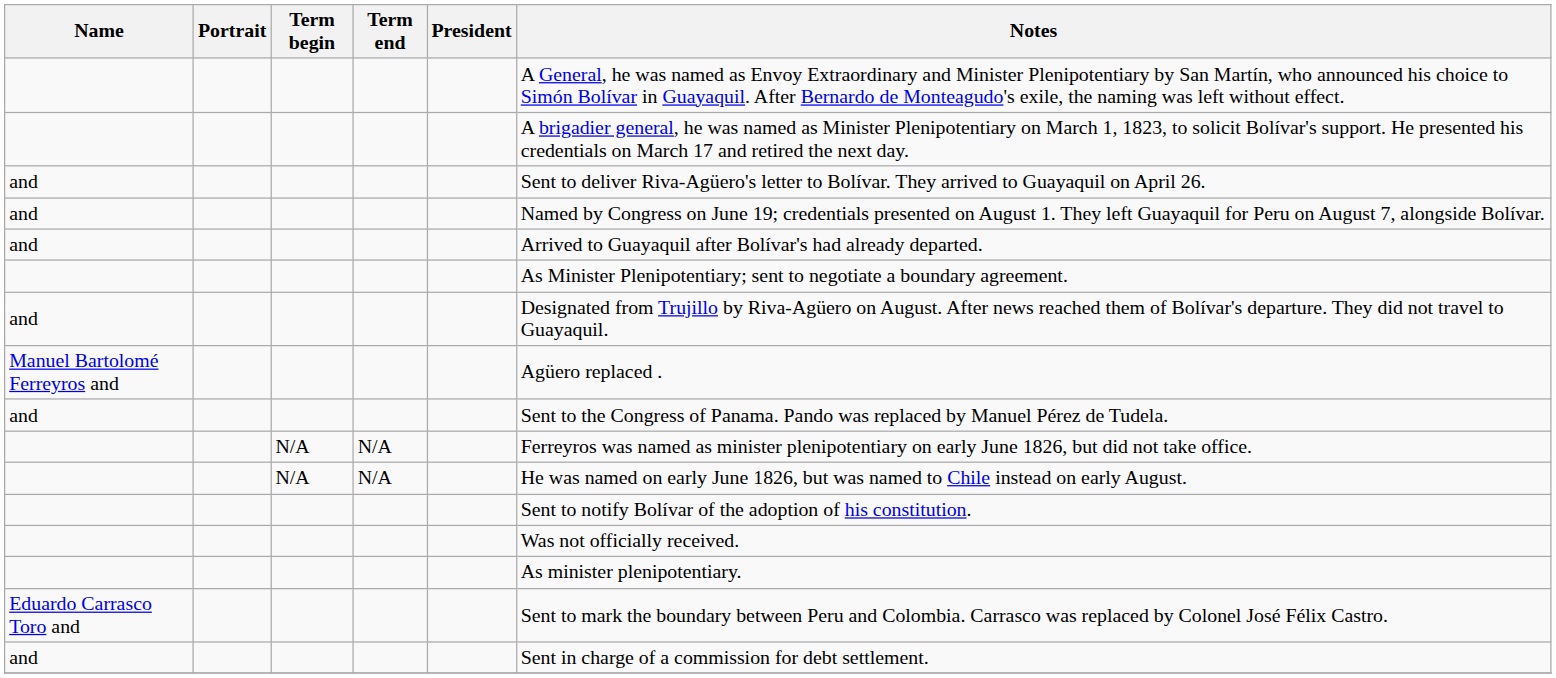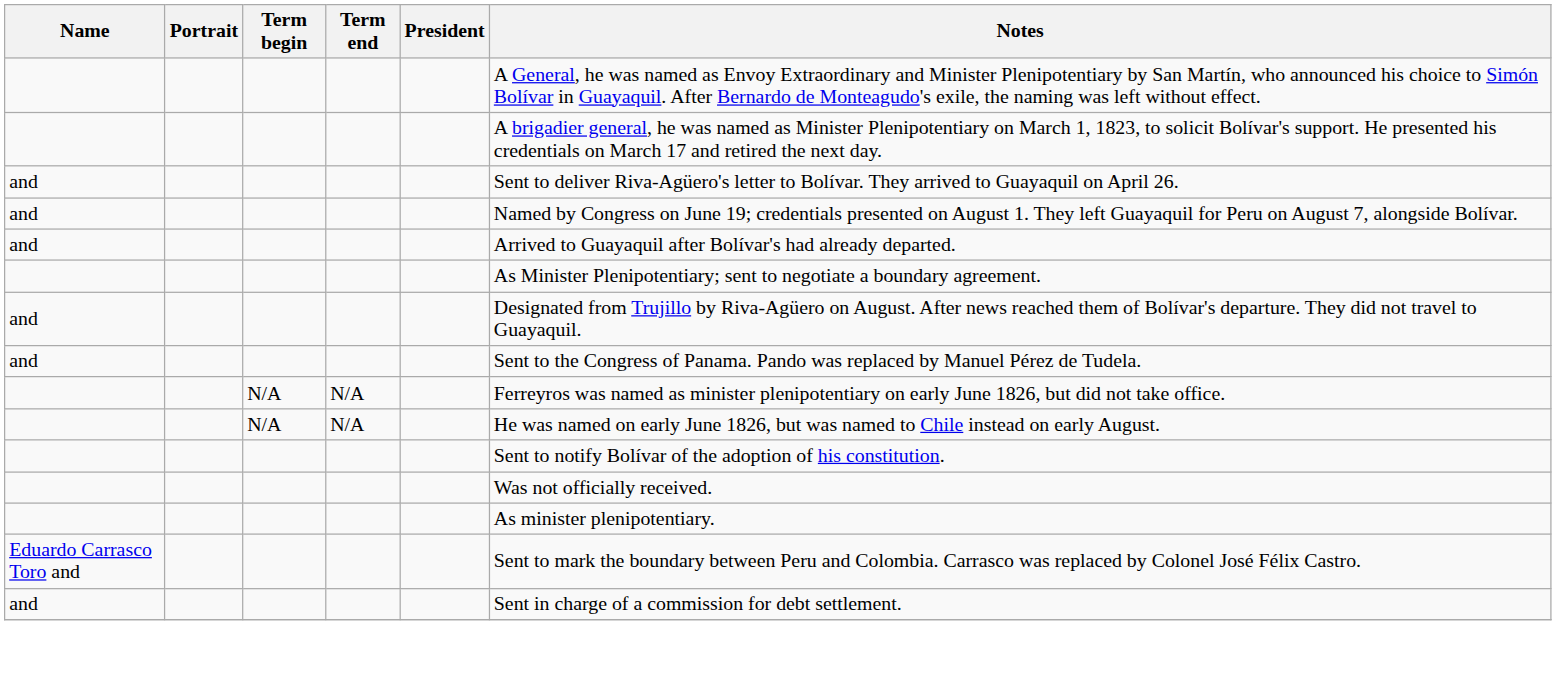- row: (84, 372)
